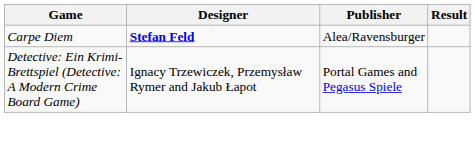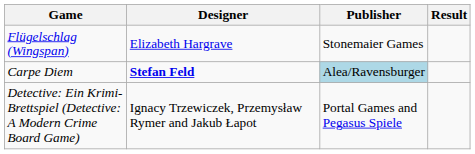+ row: (42, 43)
(374, 36) no background -> (374, 72) lightblue background
